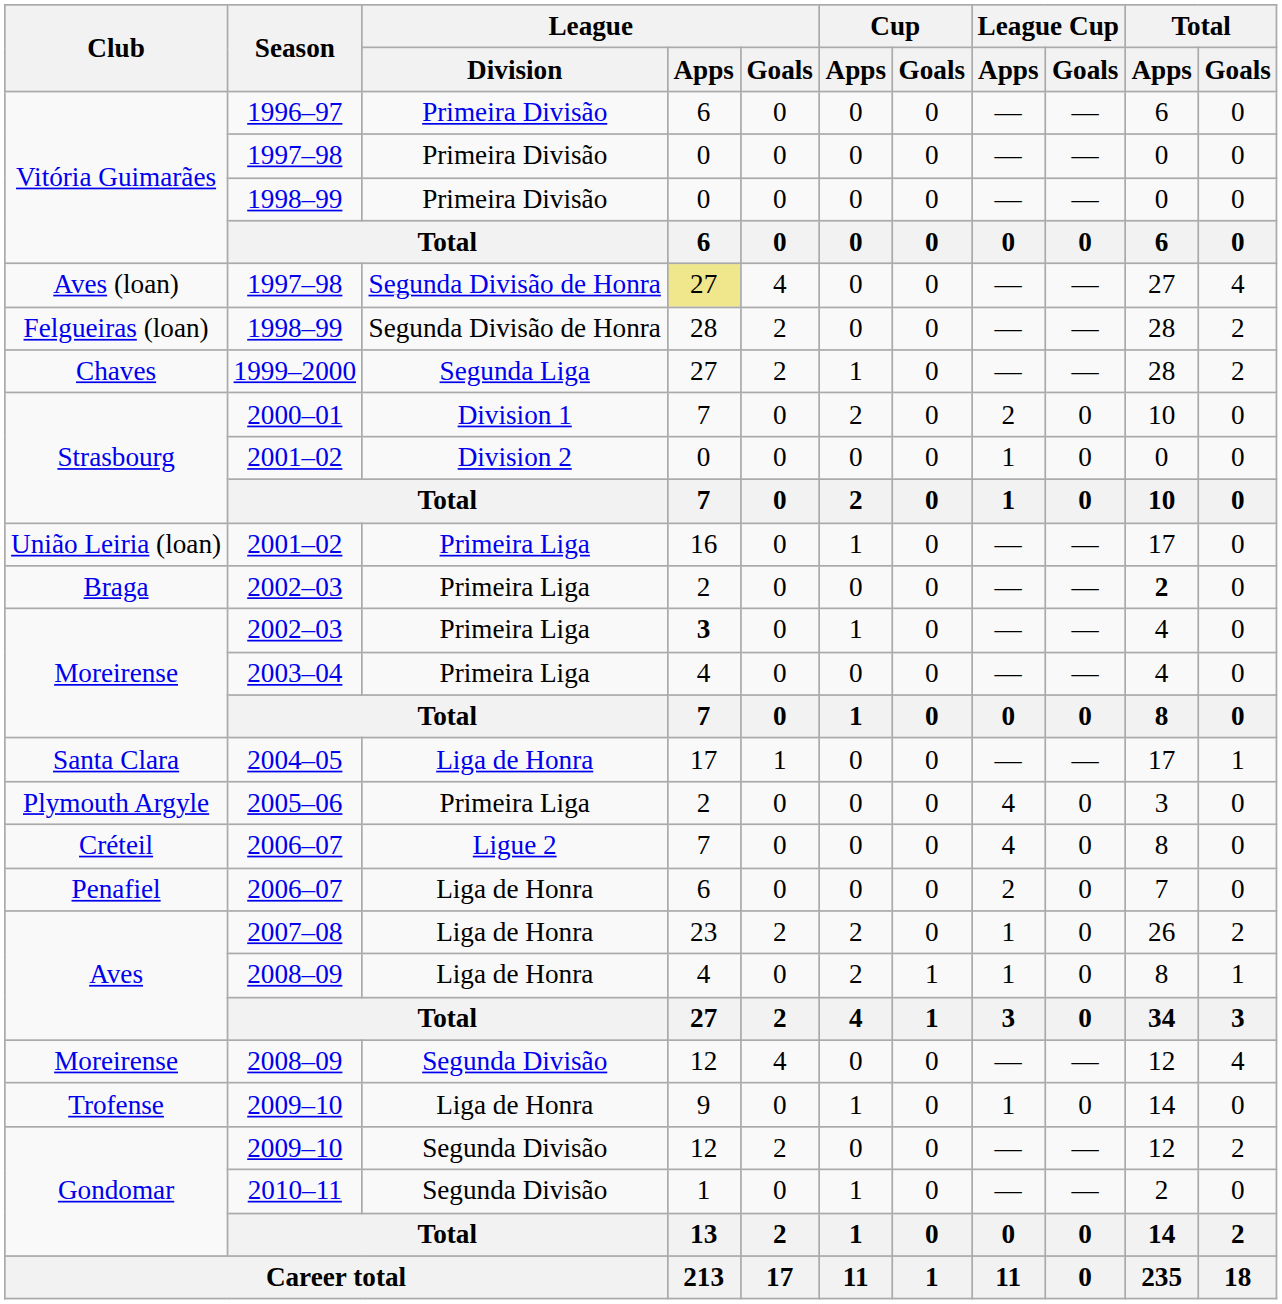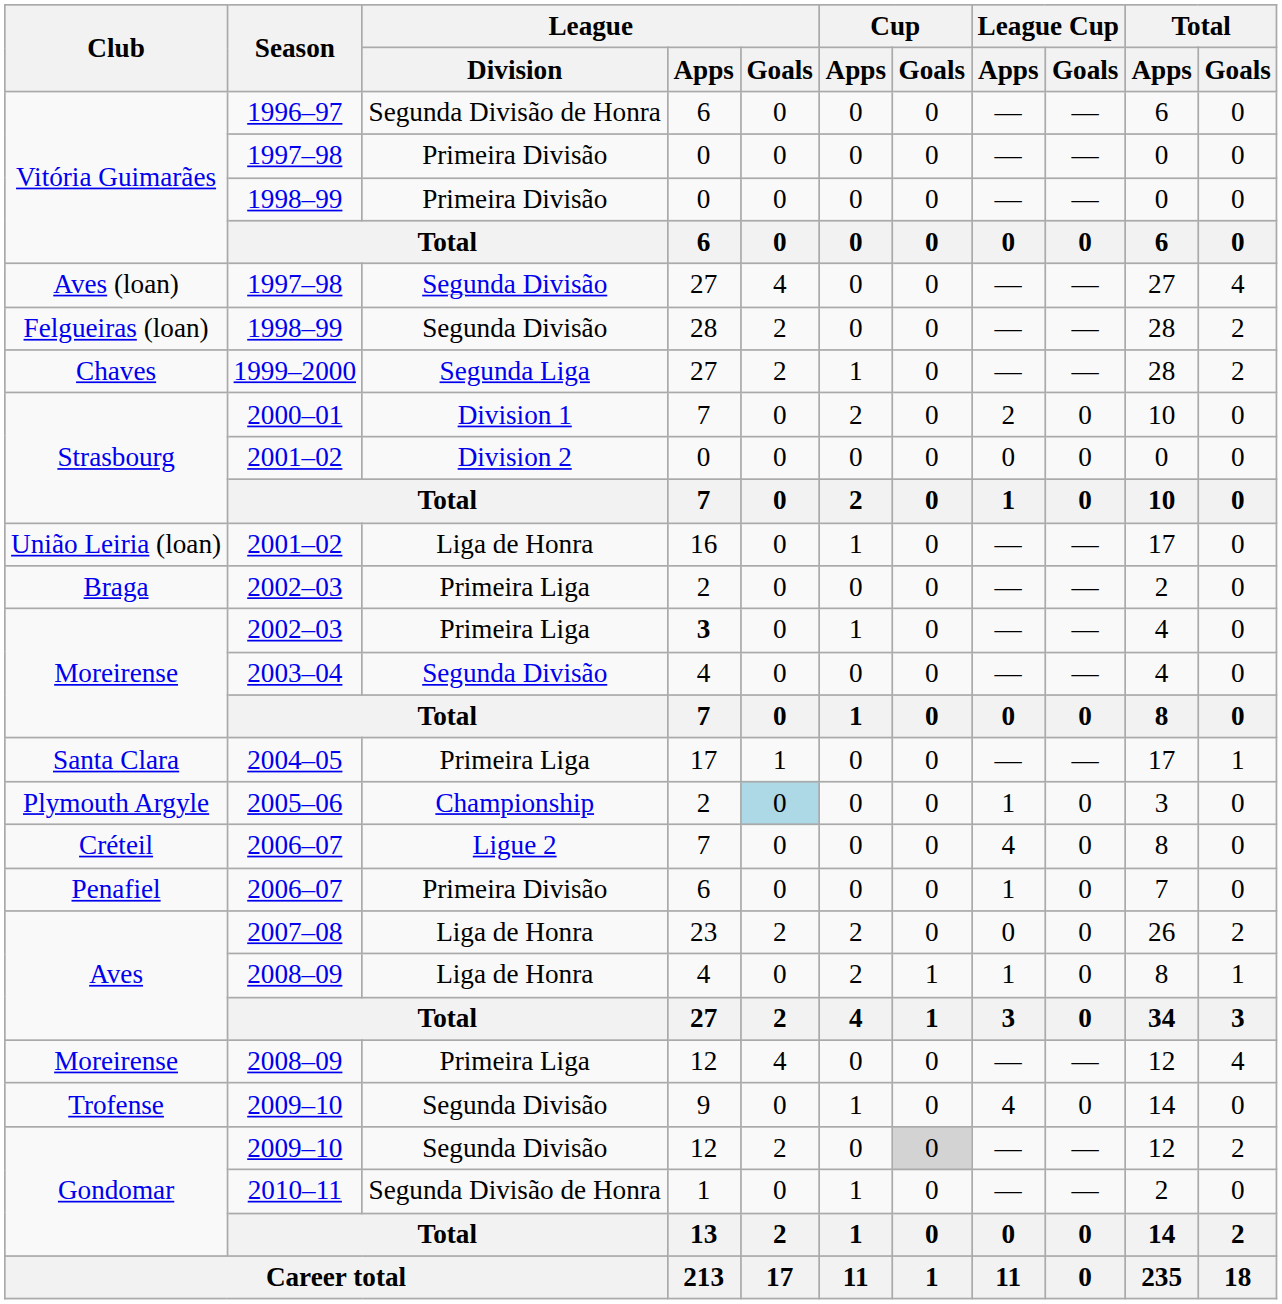(515, 112) Primeira Divisão -> (515, 112) Segunda Divisão de Honra
(515, 284) Segunda Divisão de Honra -> (515, 284) Segunda Divisão
(704, 284) khaki background -> (704, 284) no background
(515, 328) Segunda Divisão de Honra -> (515, 328) Segunda Divisão
(1008, 457) 1 -> (1008, 457) 0
(515, 543) Primeira Liga -> (515, 543) Liga de Honra
(1162, 586) bold -> (1162, 586) normal
(515, 673) Primeira Liga -> (515, 673) Segunda Divisão
(515, 759) Liga de Honra -> (515, 759) Primeira Liga
(515, 802) Primeira Liga -> (515, 802) Championship
(780, 802) no background -> (780, 802) lightblue background
(1008, 802) 4 -> (1008, 802) 1
(515, 888) Liga de Honra -> (515, 888) Primeira Divisão
(1008, 888) 2 -> (1008, 888) 1
(1008, 931) 1 -> (1008, 931) 0
(515, 1061) Segunda Divisão -> (515, 1061) Primeira Liga
(515, 1104) Liga de Honra -> (515, 1104) Segunda Divisão
(1008, 1104) 1 -> (1008, 1104) 4
(932, 1147) no background -> (932, 1147) lightgrey background
(515, 1190) Segunda Divisão -> (515, 1190) Segunda Divisão de Honra
